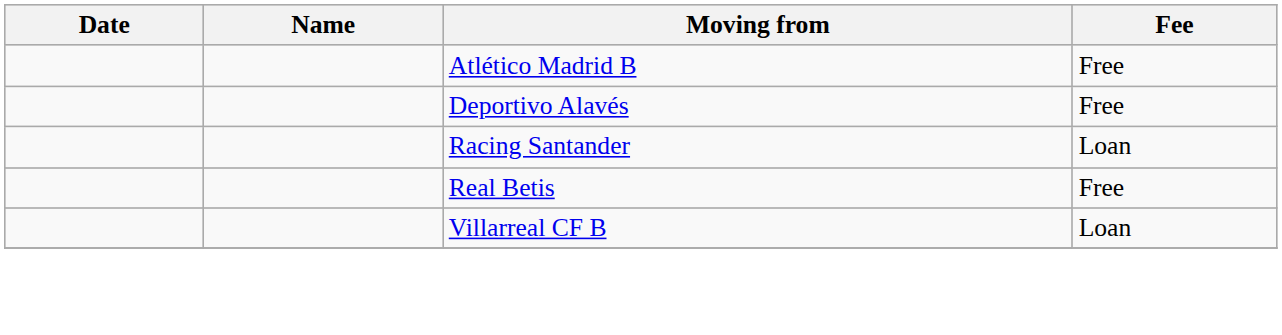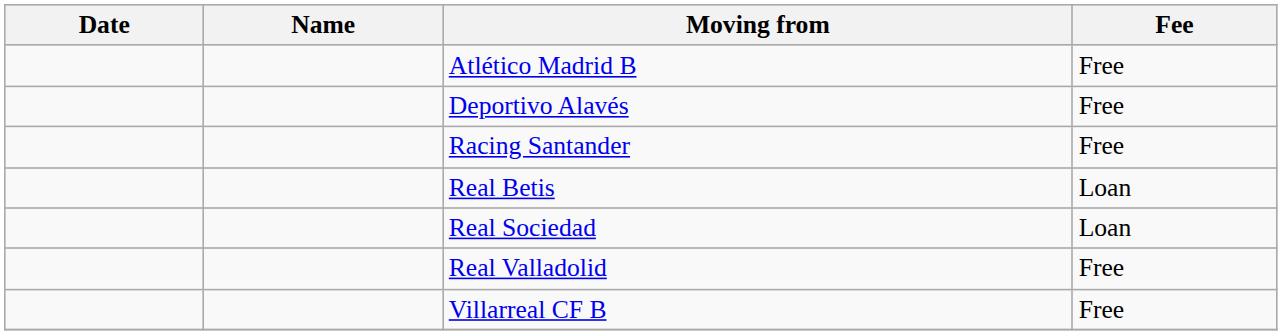(1105, 146) Loan -> (1101, 146) Free
(1101, 187) Free -> (1105, 187) Loan
+ row: (522, 227)
+ row: (528, 268)
(1105, 227) Loan -> (1101, 308) Free
